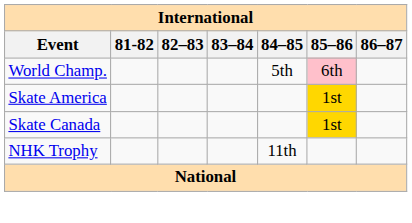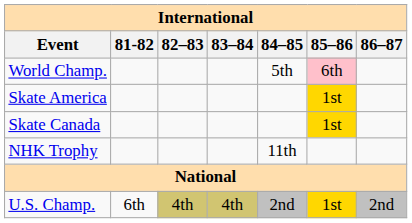+ row: (52, 204)
